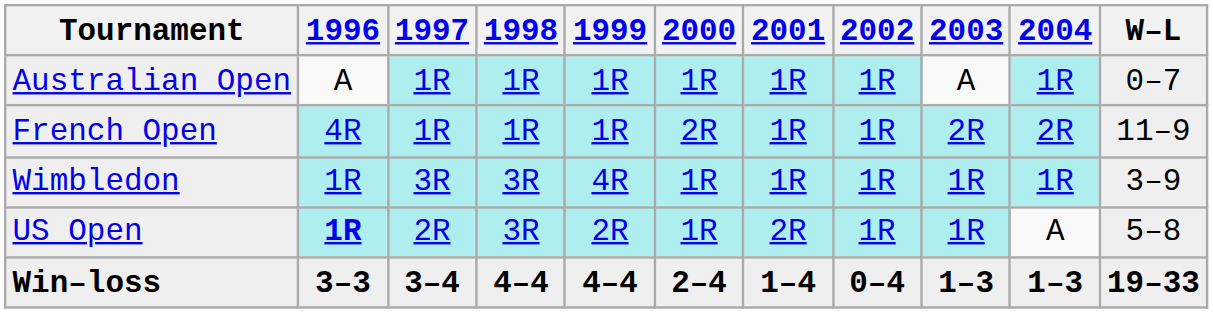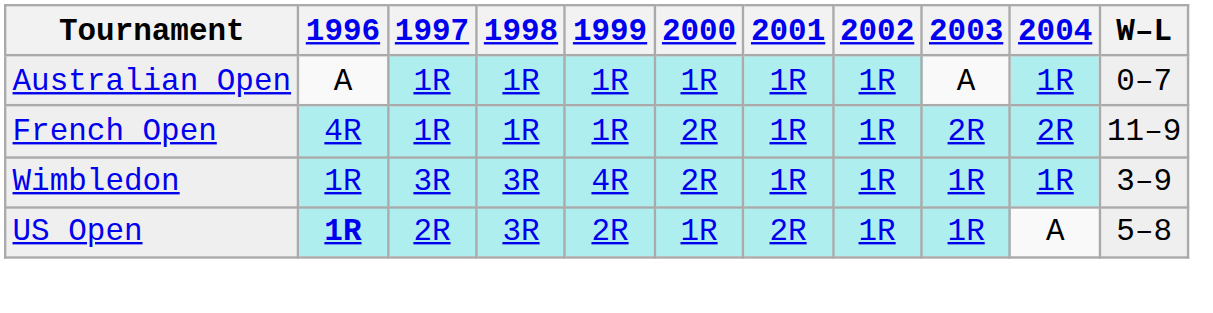(699, 182) 1R -> (699, 182) 2R
- row: (87, 283)
